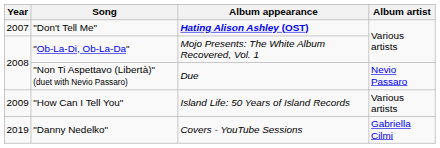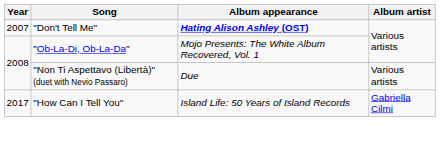(389, 76) Nevio Passaro -> (387, 76) Various artists
(18, 103) 2009 -> (18, 103) 2017
(387, 103) Various artists -> (391, 103) Gabriella Cilmi
- row: (71, 130)
